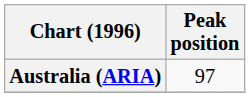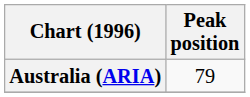(205, 75) 97 -> (205, 75) 79
